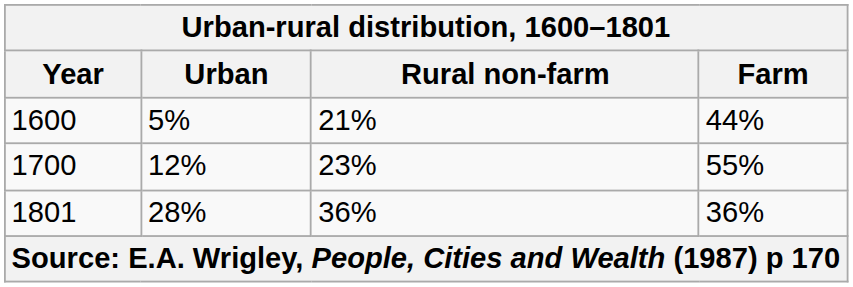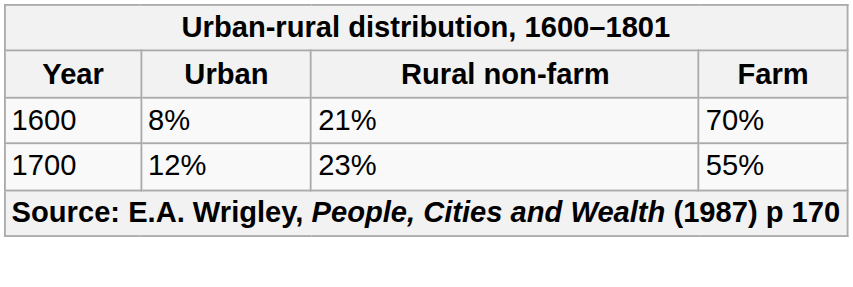(169, 119) 5% -> (169, 119) 8%
(735, 119) 44% -> (735, 119) 70%
- row: (44, 212)
